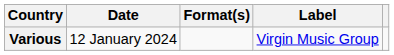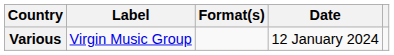columns swapped: (123, 15) <-> (318, 15)
